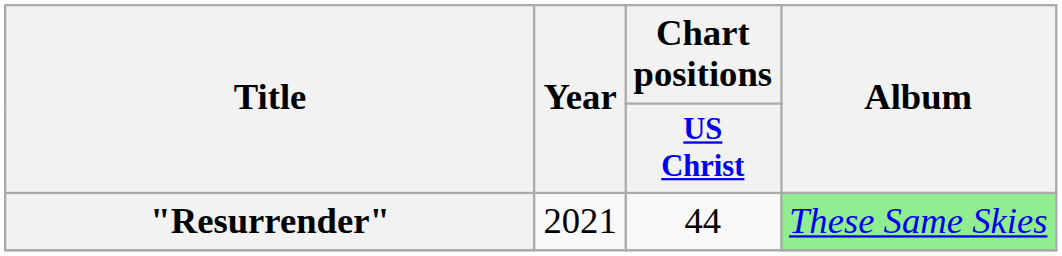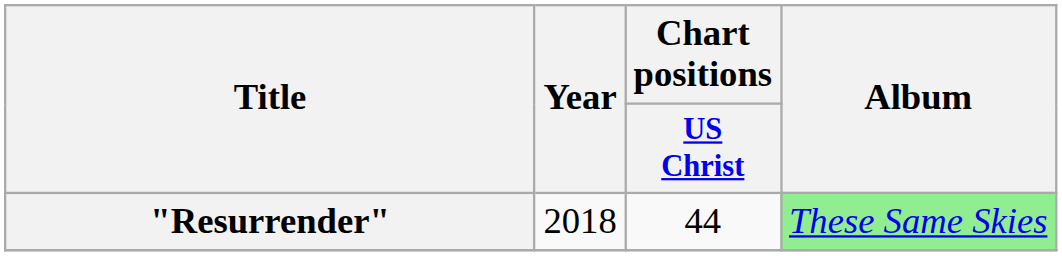(580, 220) 2021 -> (580, 220) 2018
